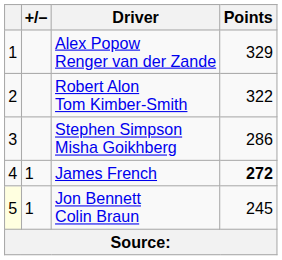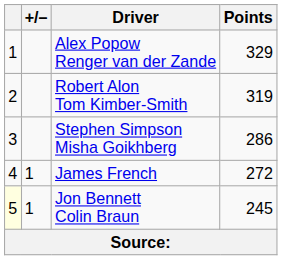(259, 96) 322 -> (259, 96) 319
(259, 174) bold -> (259, 174) normal
